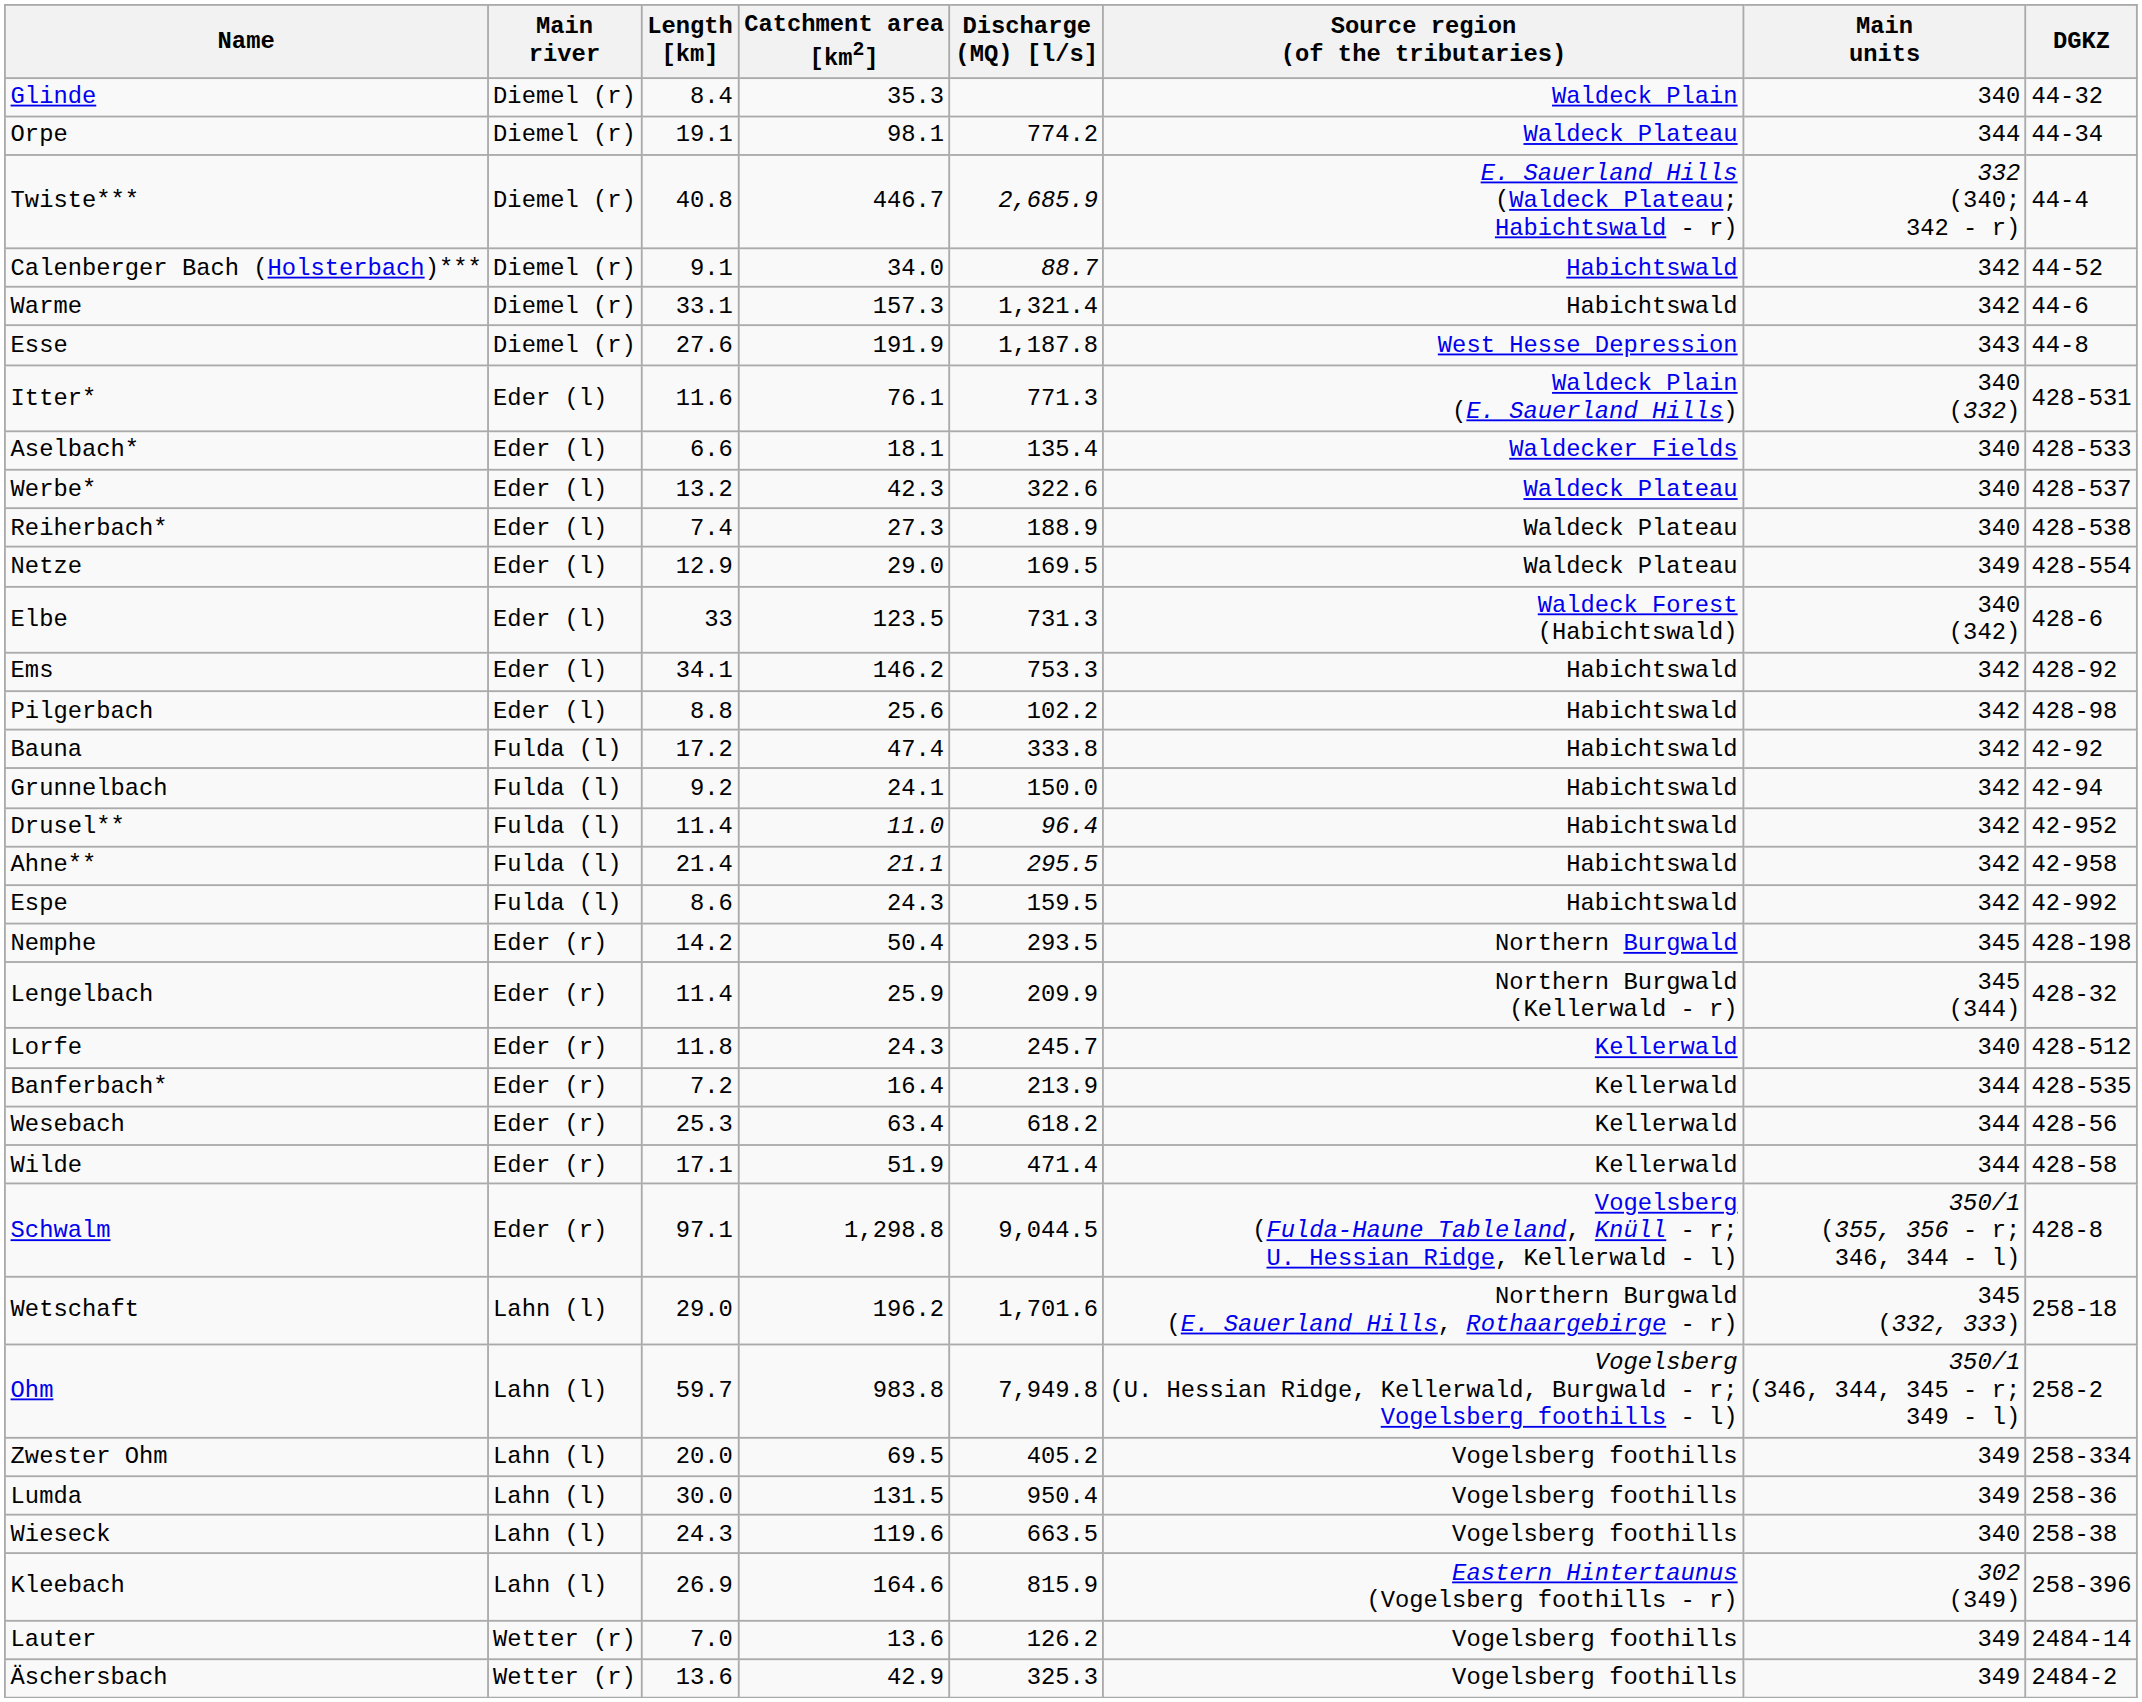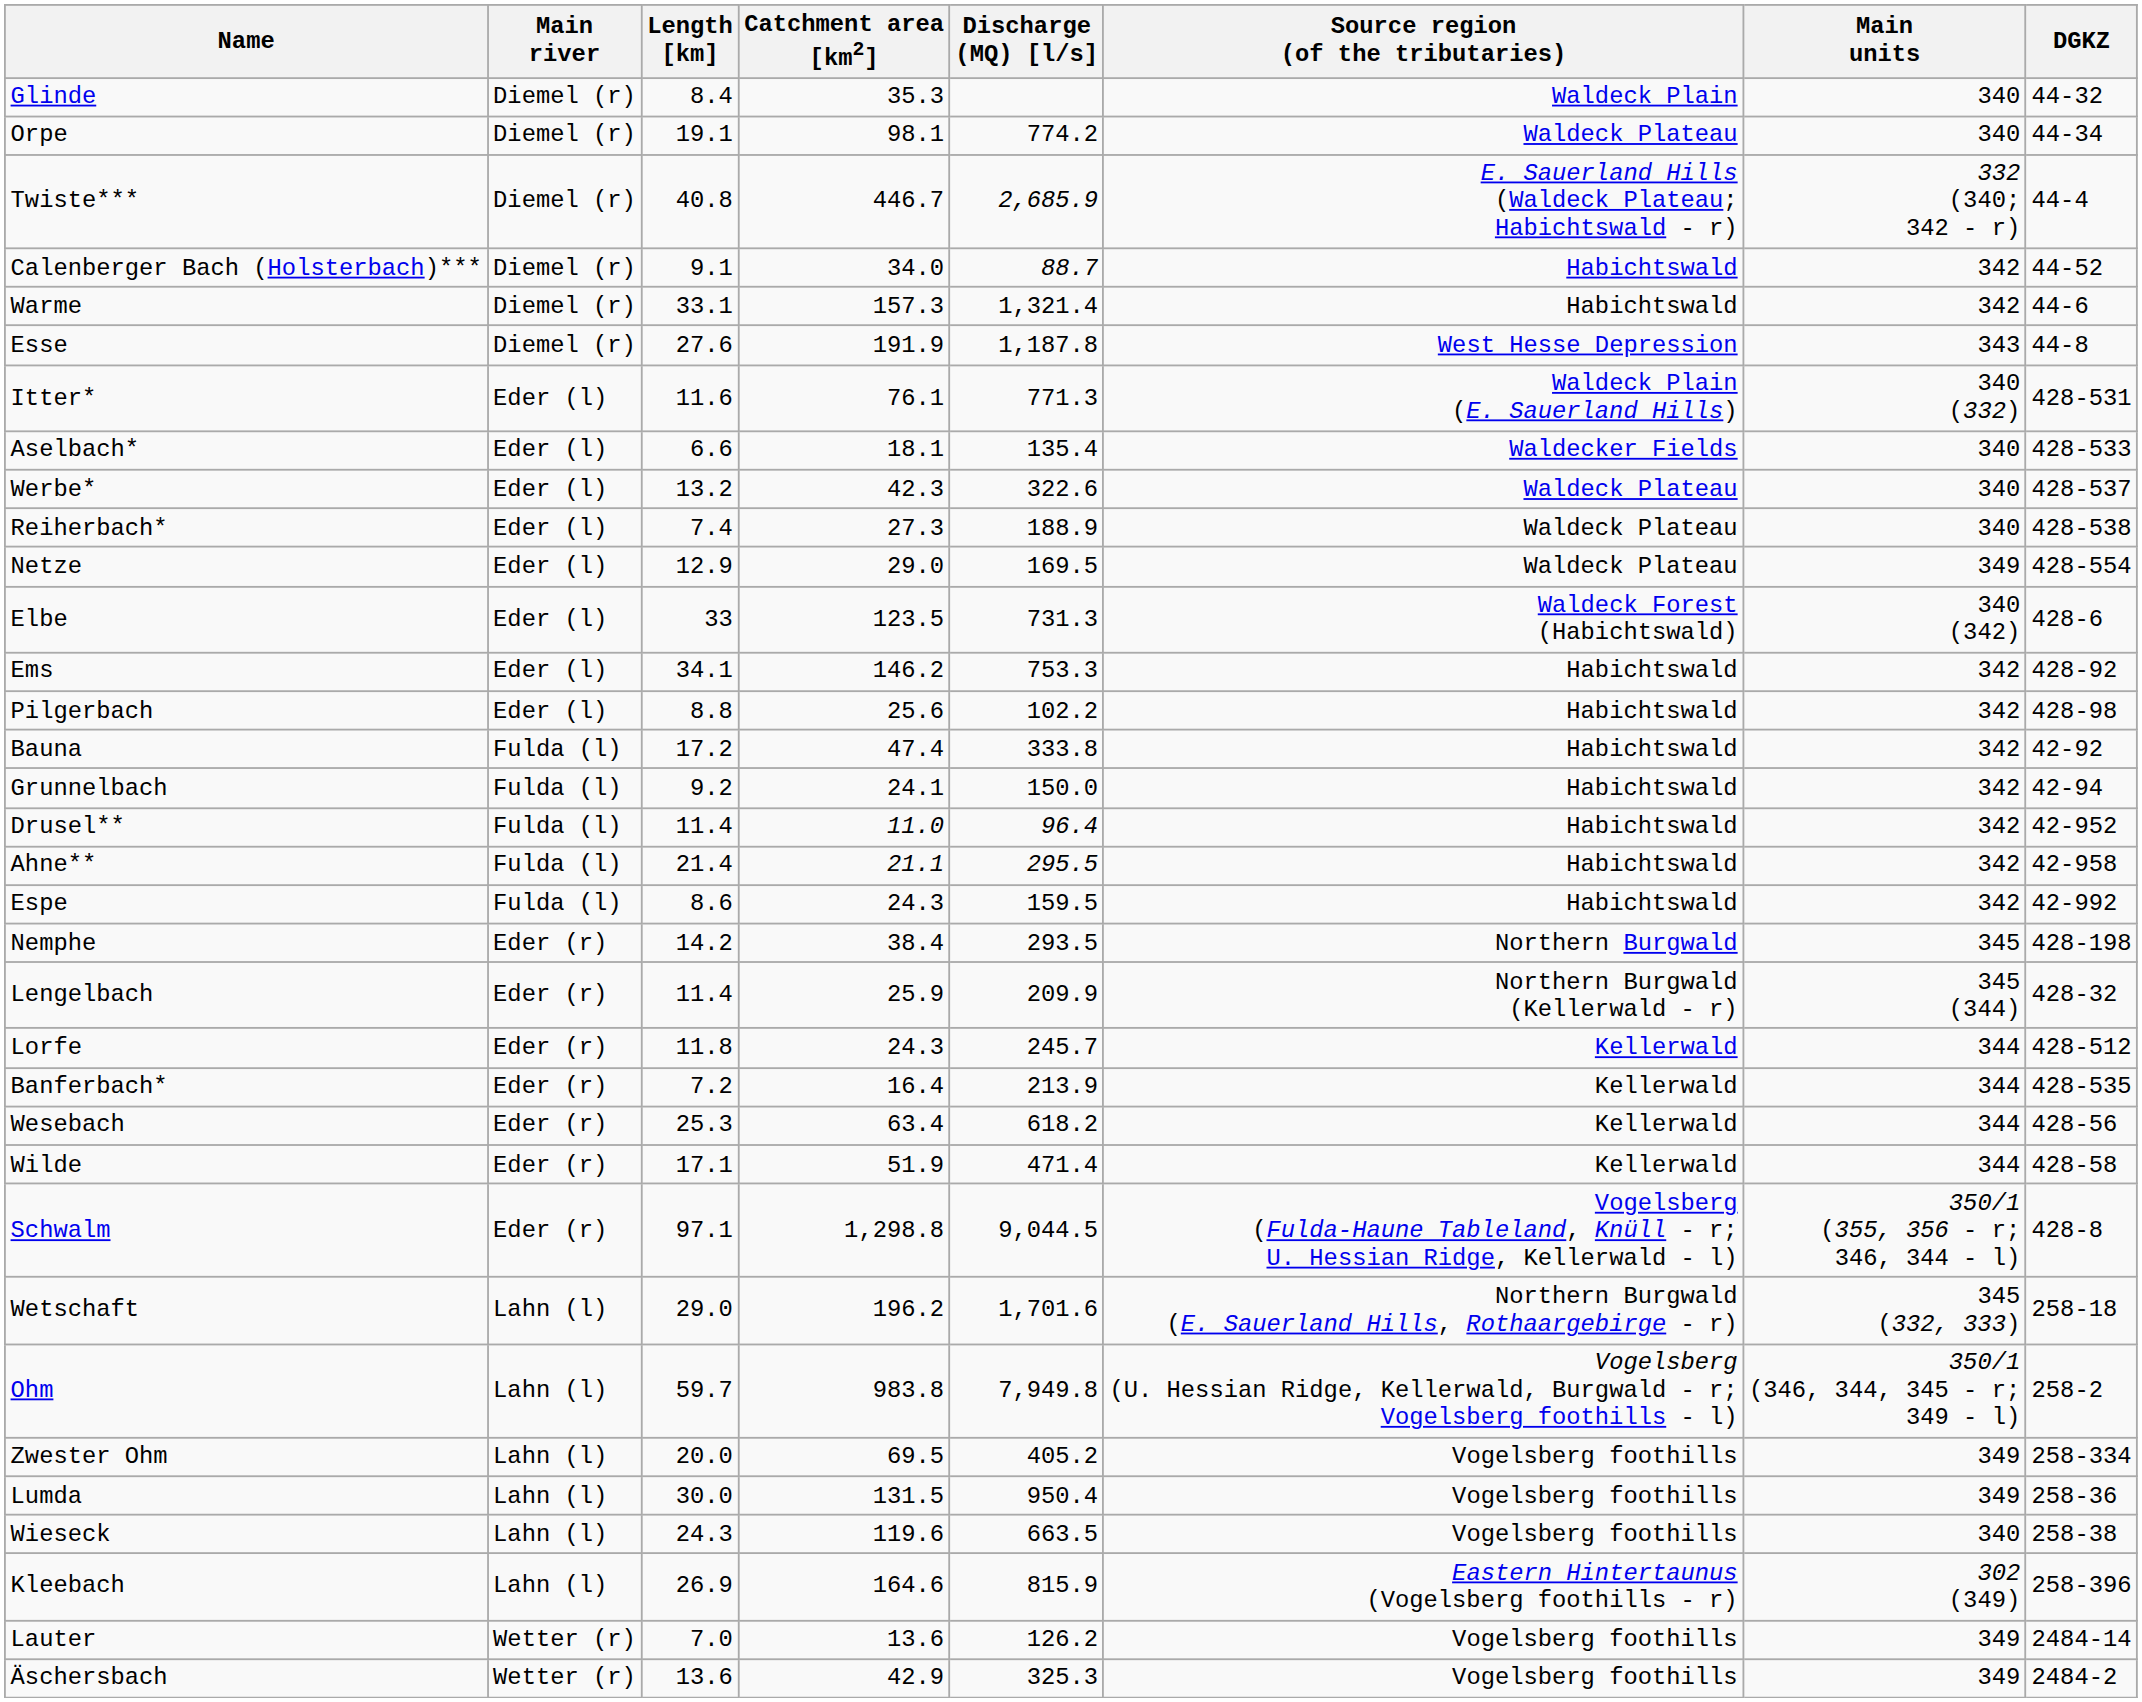(1999, 135) 344 -> (1999, 135) 340
(915, 943) 50.4 -> (915, 943) 38.4
(1999, 1048) 340 -> (1999, 1048) 344
